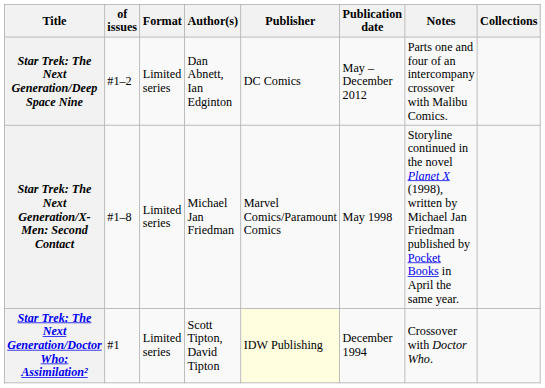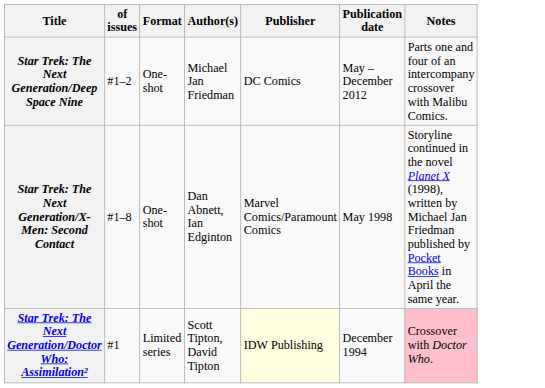- column: (509, 20)
(162, 81) Limited series -> (155, 81) One-shot
(210, 81) Dan Abnett, Ian Edginton -> (211, 81) Michael Jan Friedman
(162, 216) Limited series -> (155, 216) One-shot
(211, 216) Michael Jan Friedman -> (210, 216) Dan Abnett, Ian Edginton
(437, 345) no background -> (437, 345) pink background
